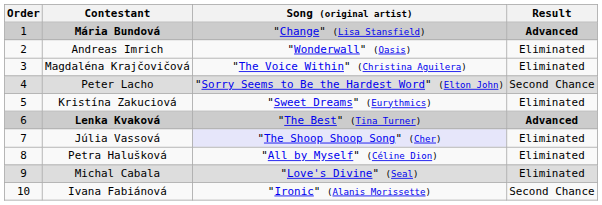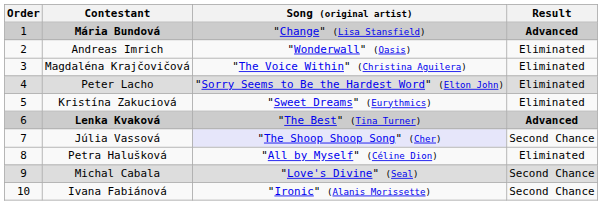(552, 85) Second Chance -> (552, 85) Eliminated
(552, 138) Eliminated -> (552, 138) Second Chance
(552, 173) Eliminated -> (552, 173) Second Chance
